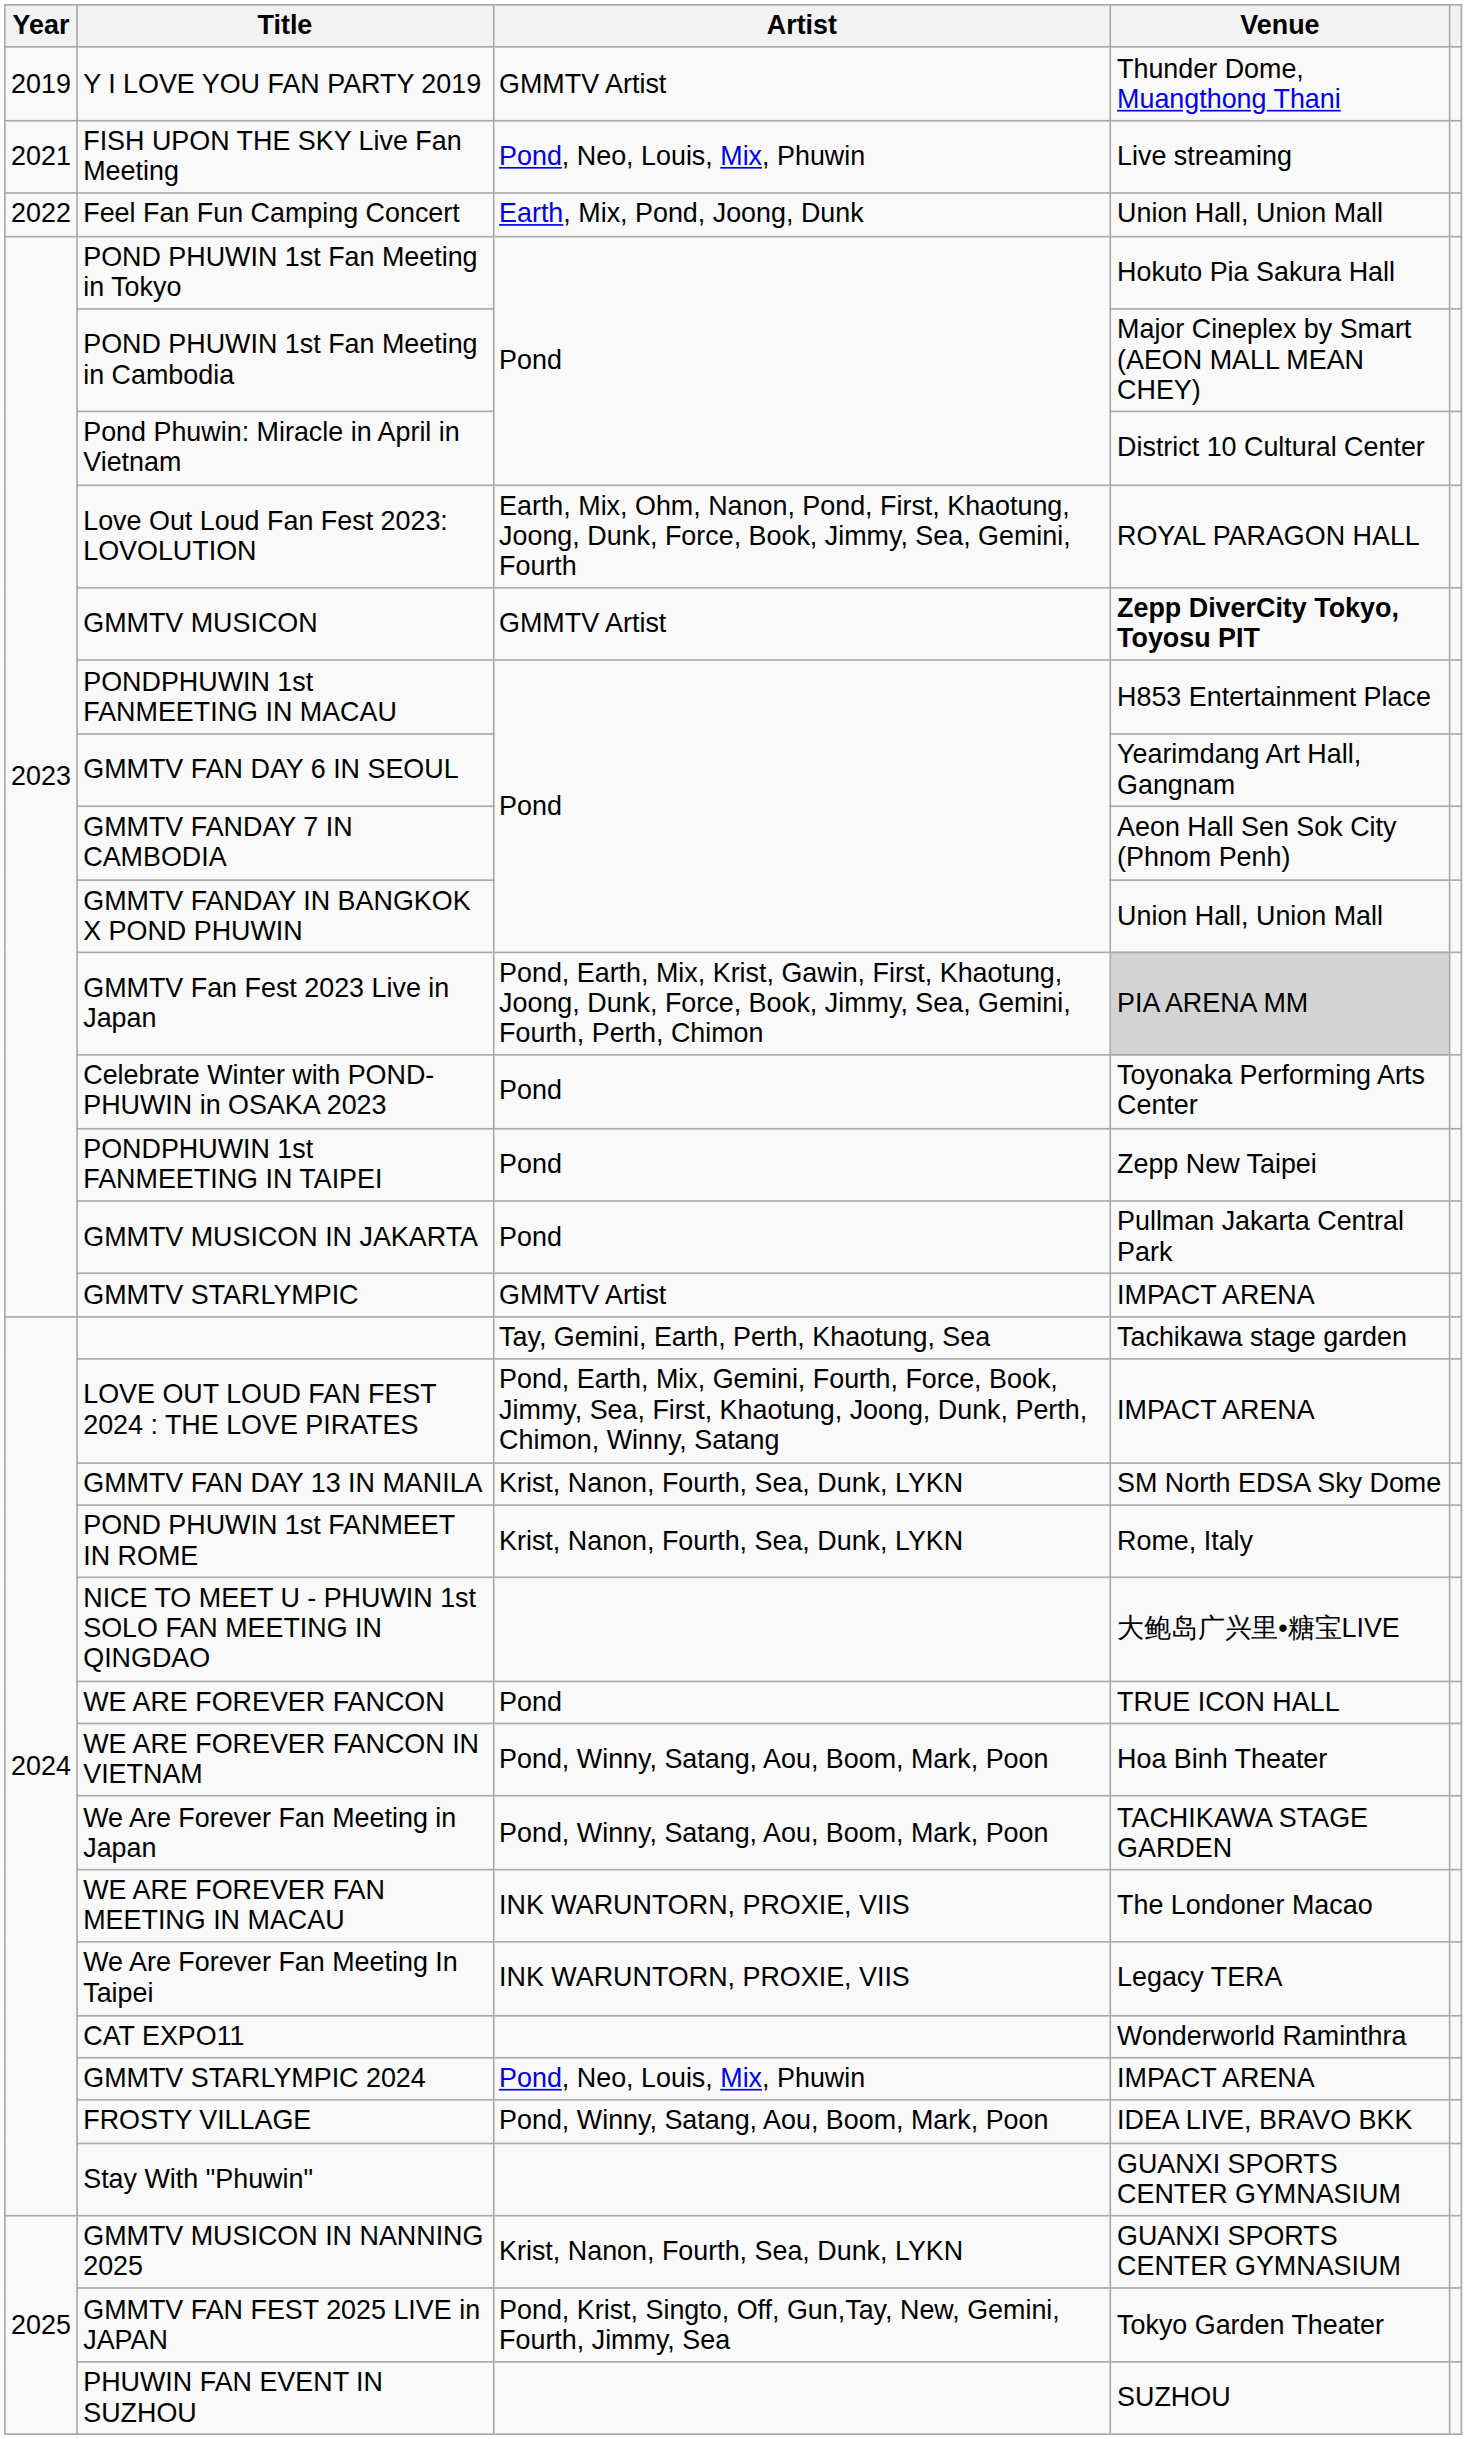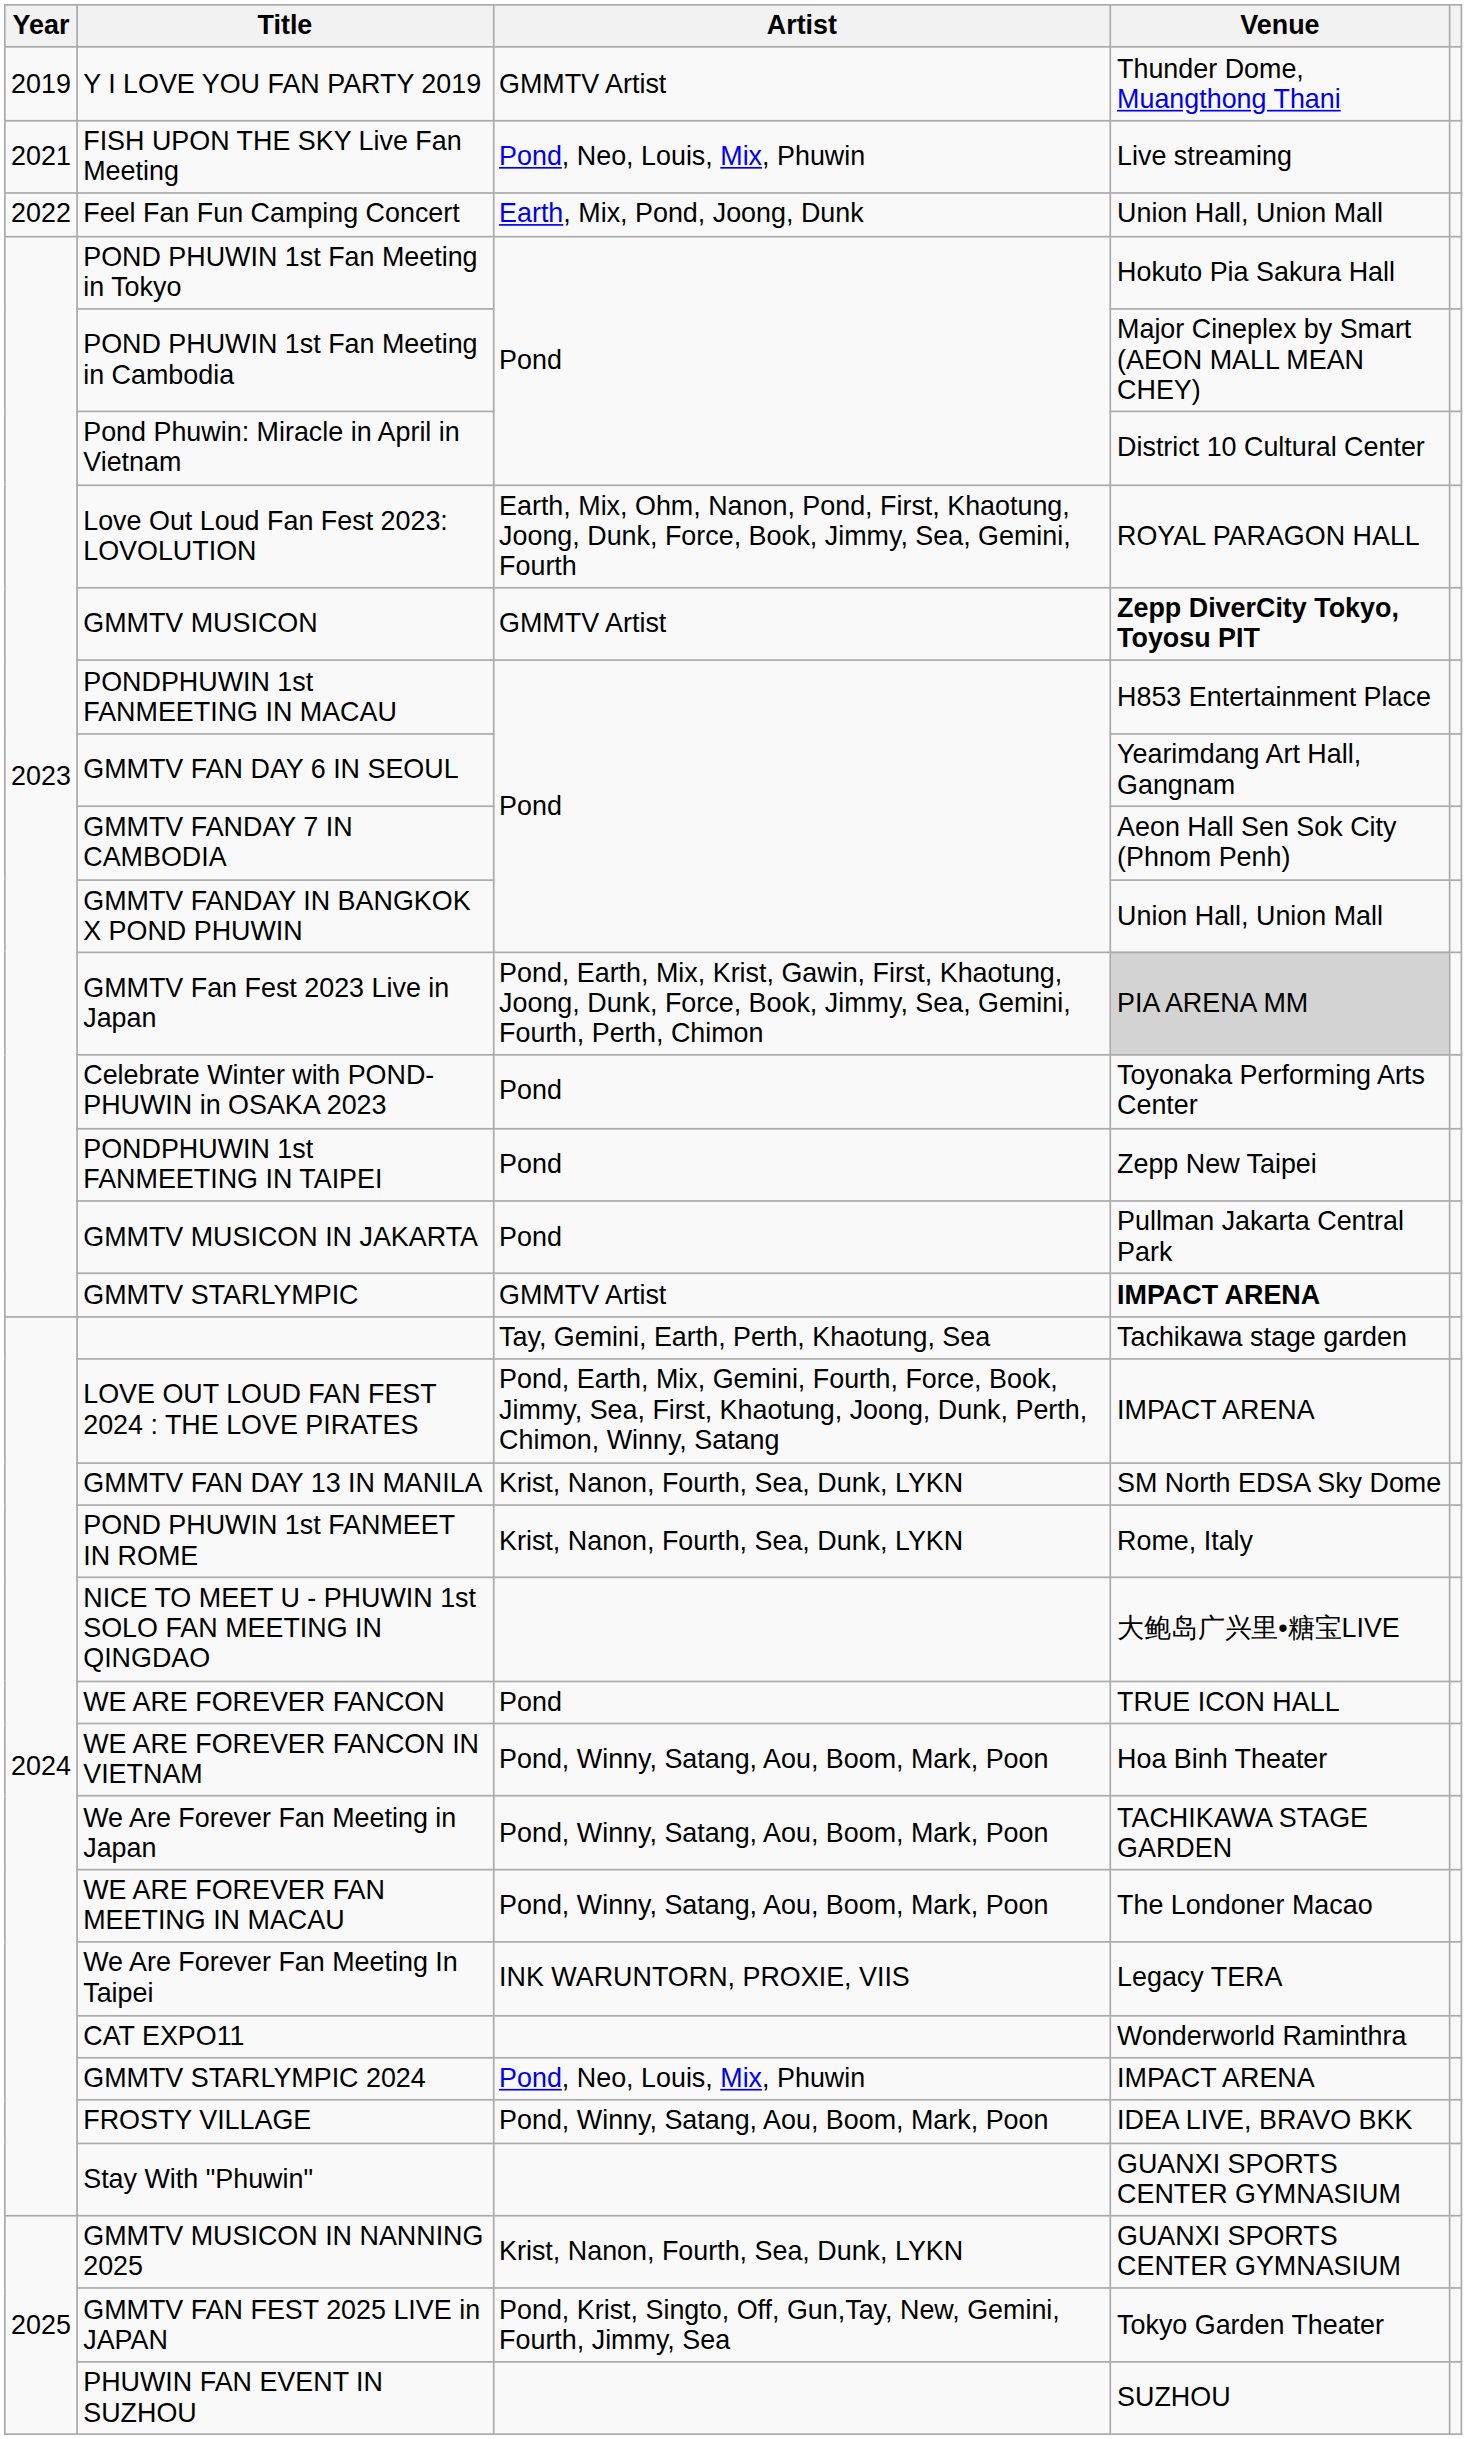(1216, 1294) normal -> (1219, 1294) bold
(704, 1905) INK WARUNTORN, PROXIE, VIIS -> (774, 1905) Pond, Winny, Satang, Aou, Boom, Mark, Poon
